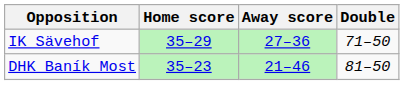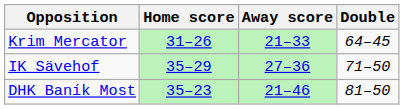+ row: (68, 42)
